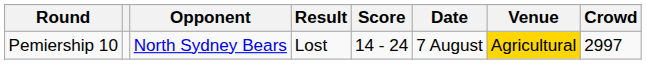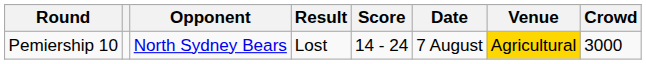(603, 45) 2997 -> (603, 45) 3000
